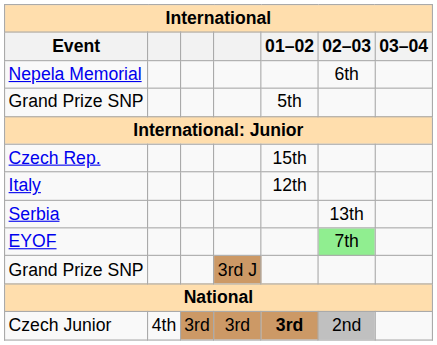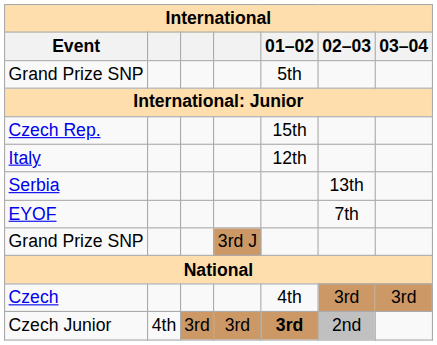- row: (75, 74)
(347, 241) lightgreen background -> (347, 213) no background
+ row: (34, 297)
